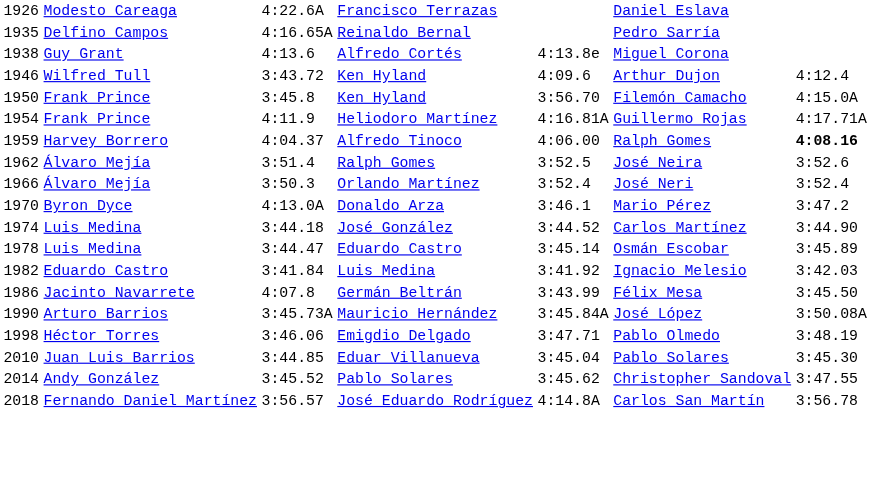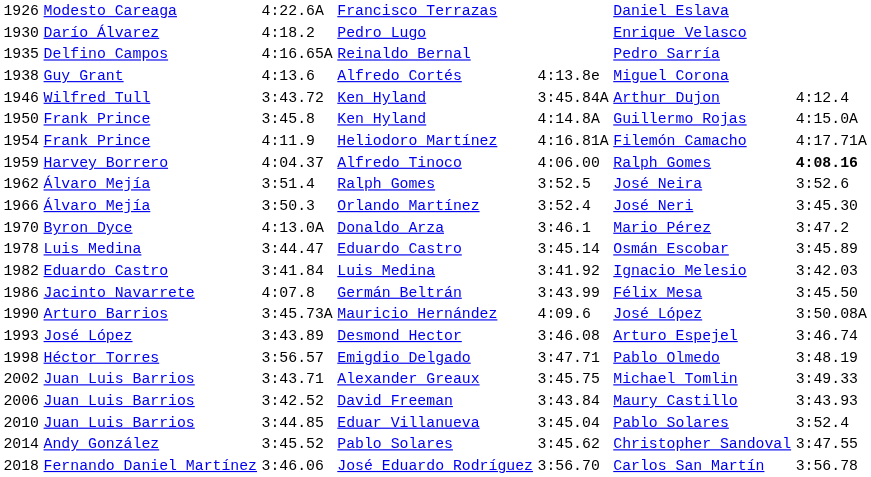+ row: (21, 33)
(564, 76) 4:09.6 -> (573, 98) 3:45.84A
(569, 98) 3:56.70 -> (569, 119) 4:14.8A
(680, 98) Filemón Camacho -> (680, 119) Guillermo Rojas
(680, 119) Guillermo Rojas -> (680, 141) Filemón Camacho
(822, 184) 3:52.4 -> (827, 206) 3:45.30
- row: (21, 228)
(573, 314) 3:45.84A -> (564, 314) 4:09.6
+ row: (21, 336)
(293, 336) 3:46.06 -> (293, 358) 3:56.57
+ row: (21, 379)
+ row: (21, 401)
(827, 358) 3:45.30 -> (822, 423) 3:52.4
(293, 401) 3:56.57 -> (293, 466) 3:46.06
(569, 401) 4:14.8A -> (569, 466) 3:56.70
